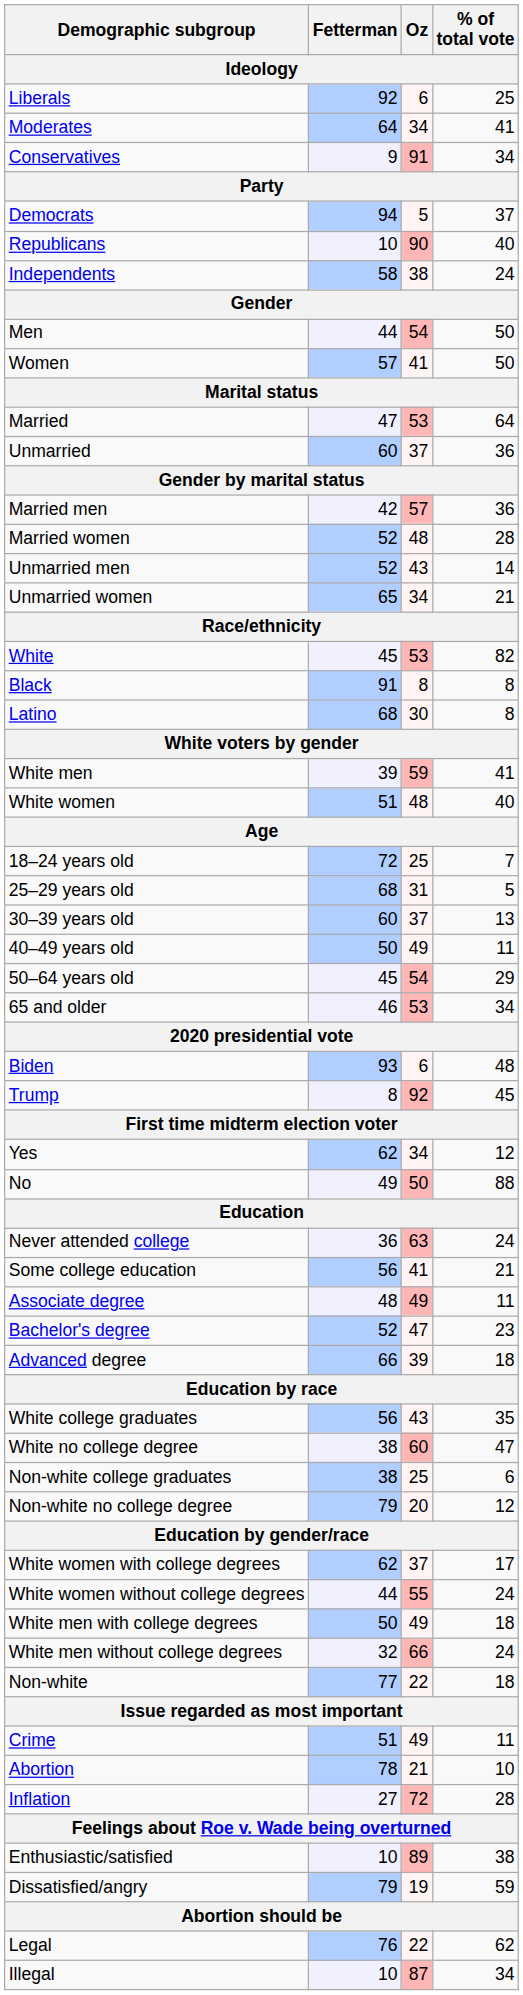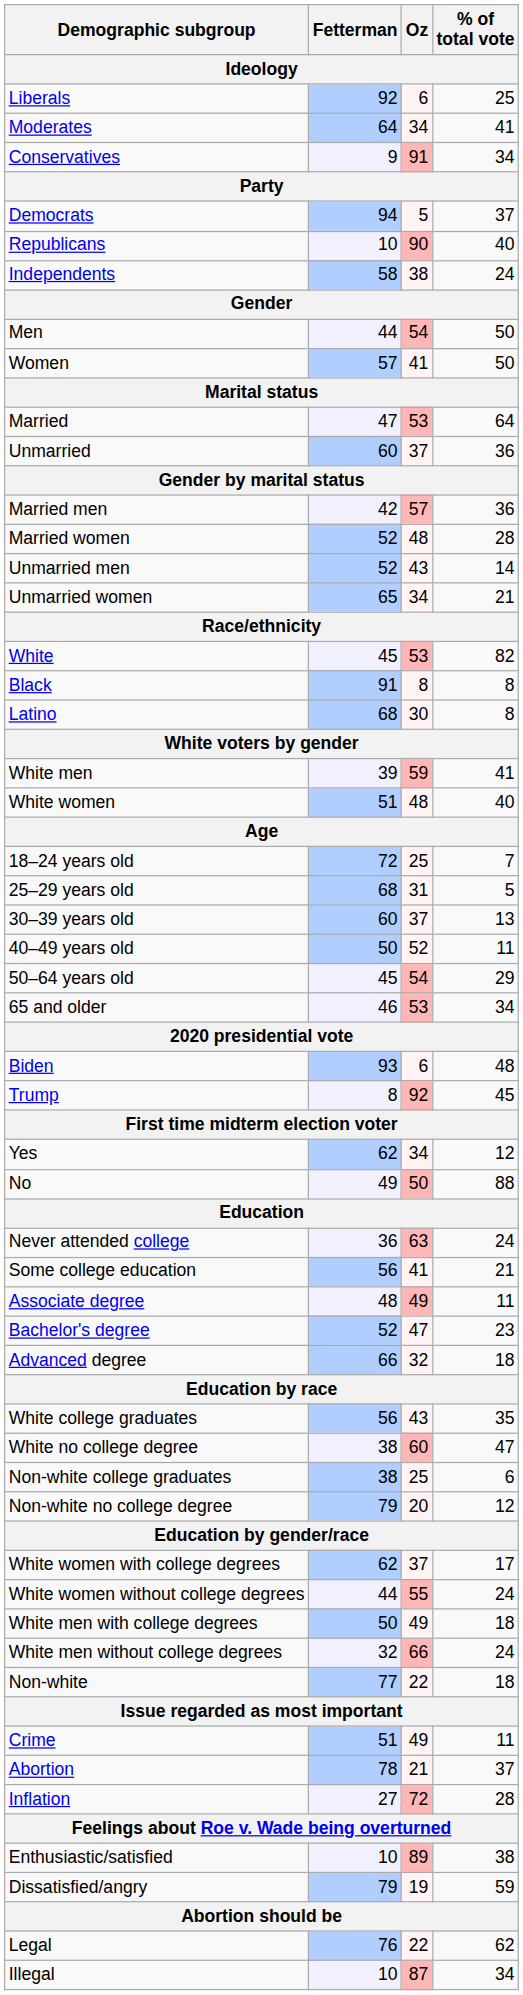(418, 949) 49 -> (418, 949) 52
(418, 1359) 39 -> (418, 1359) 32
(505, 1770) 10 -> (505, 1770) 37
